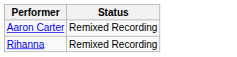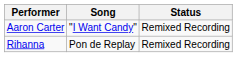+ column: (103, 12)
